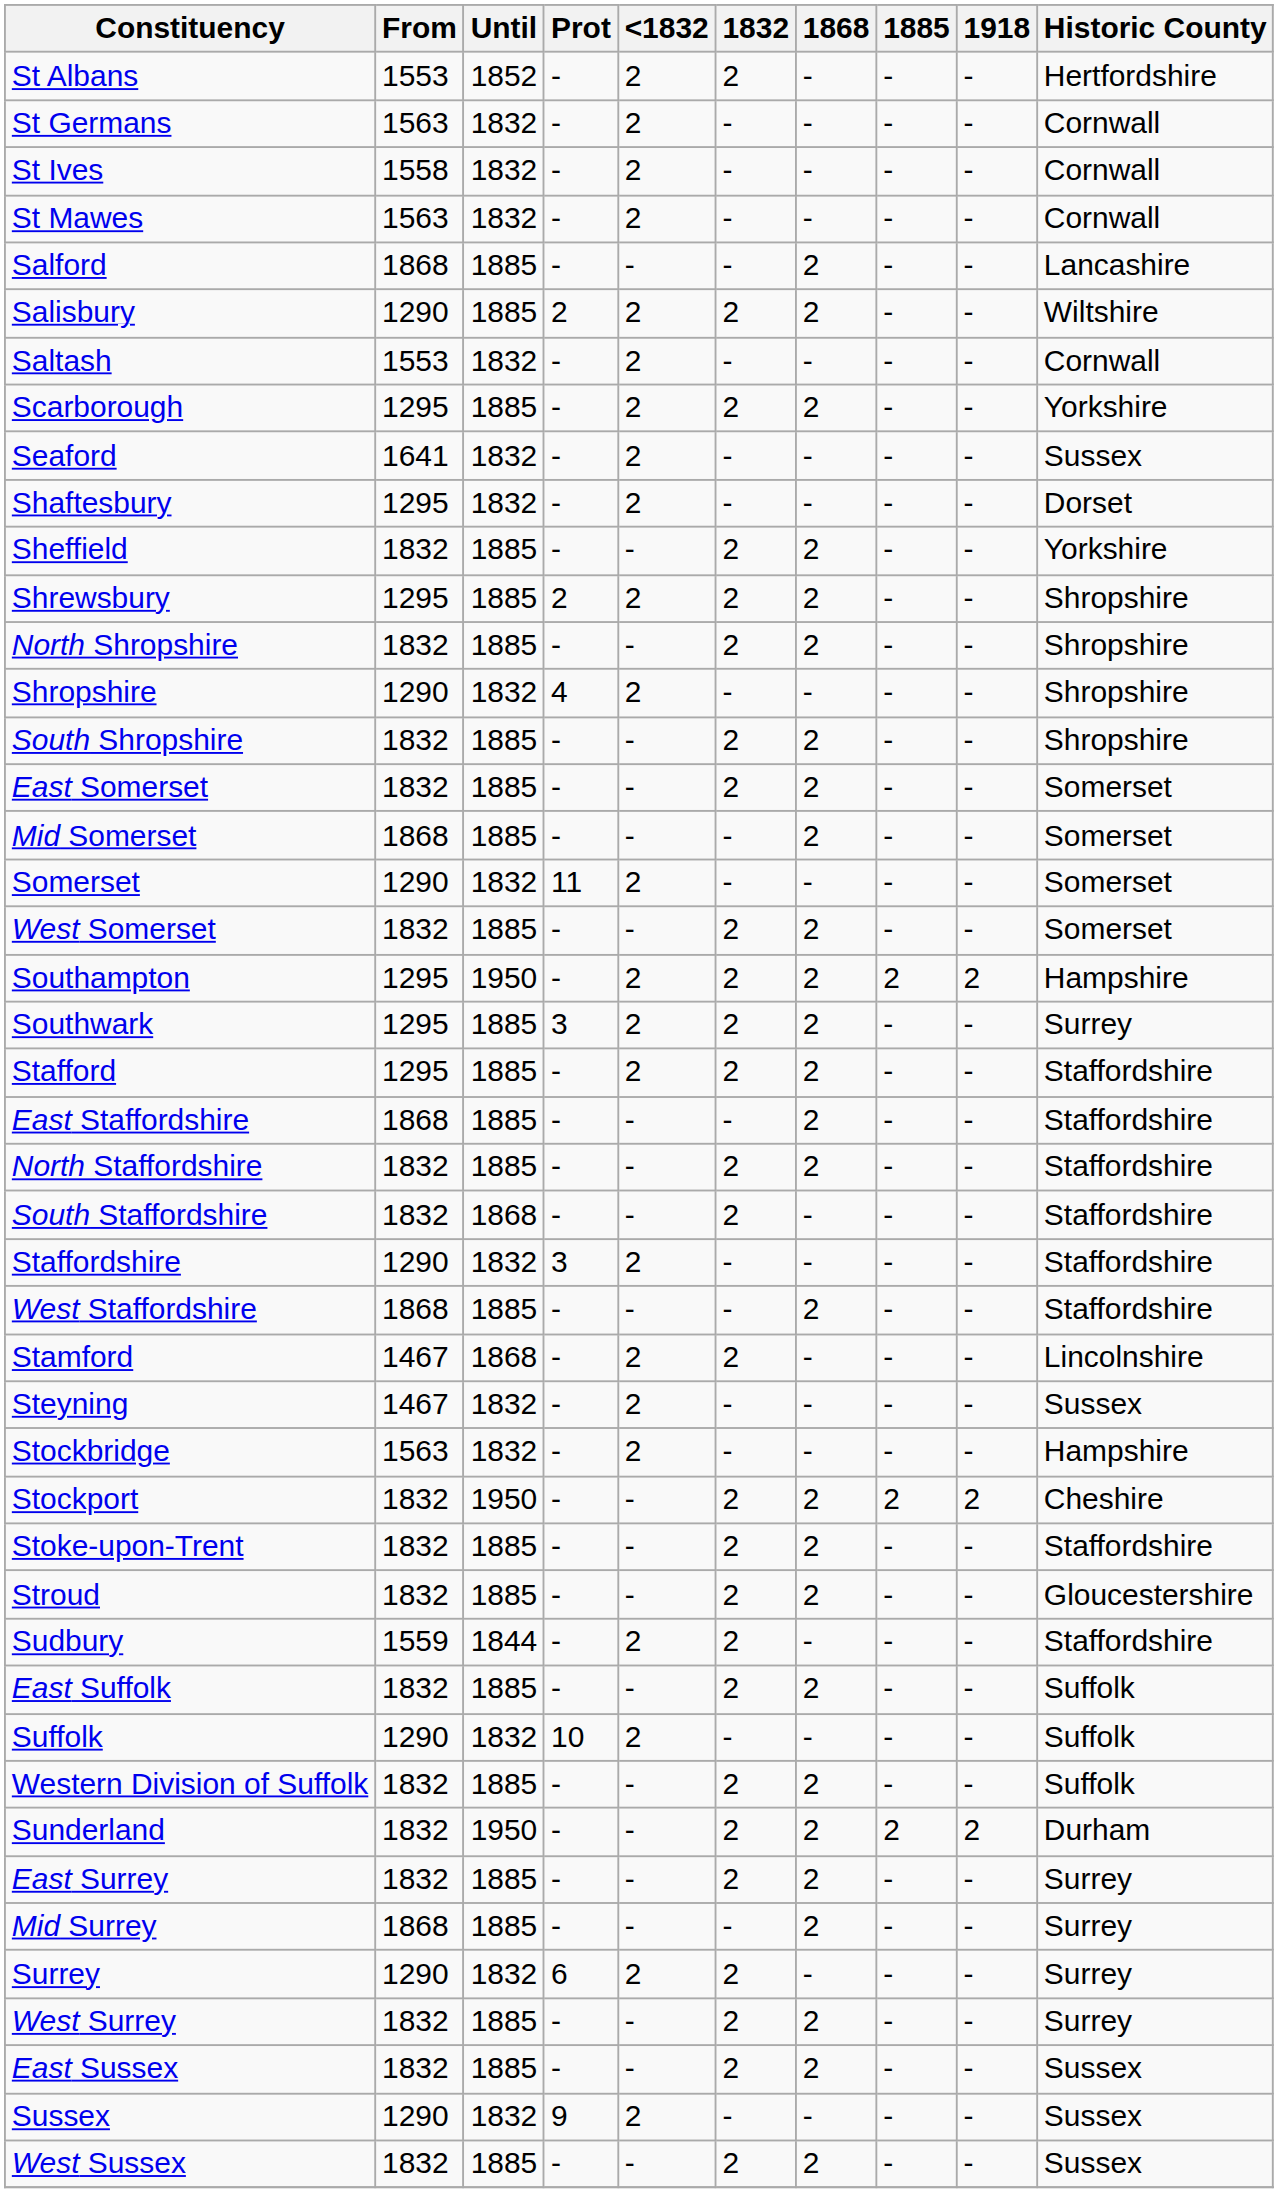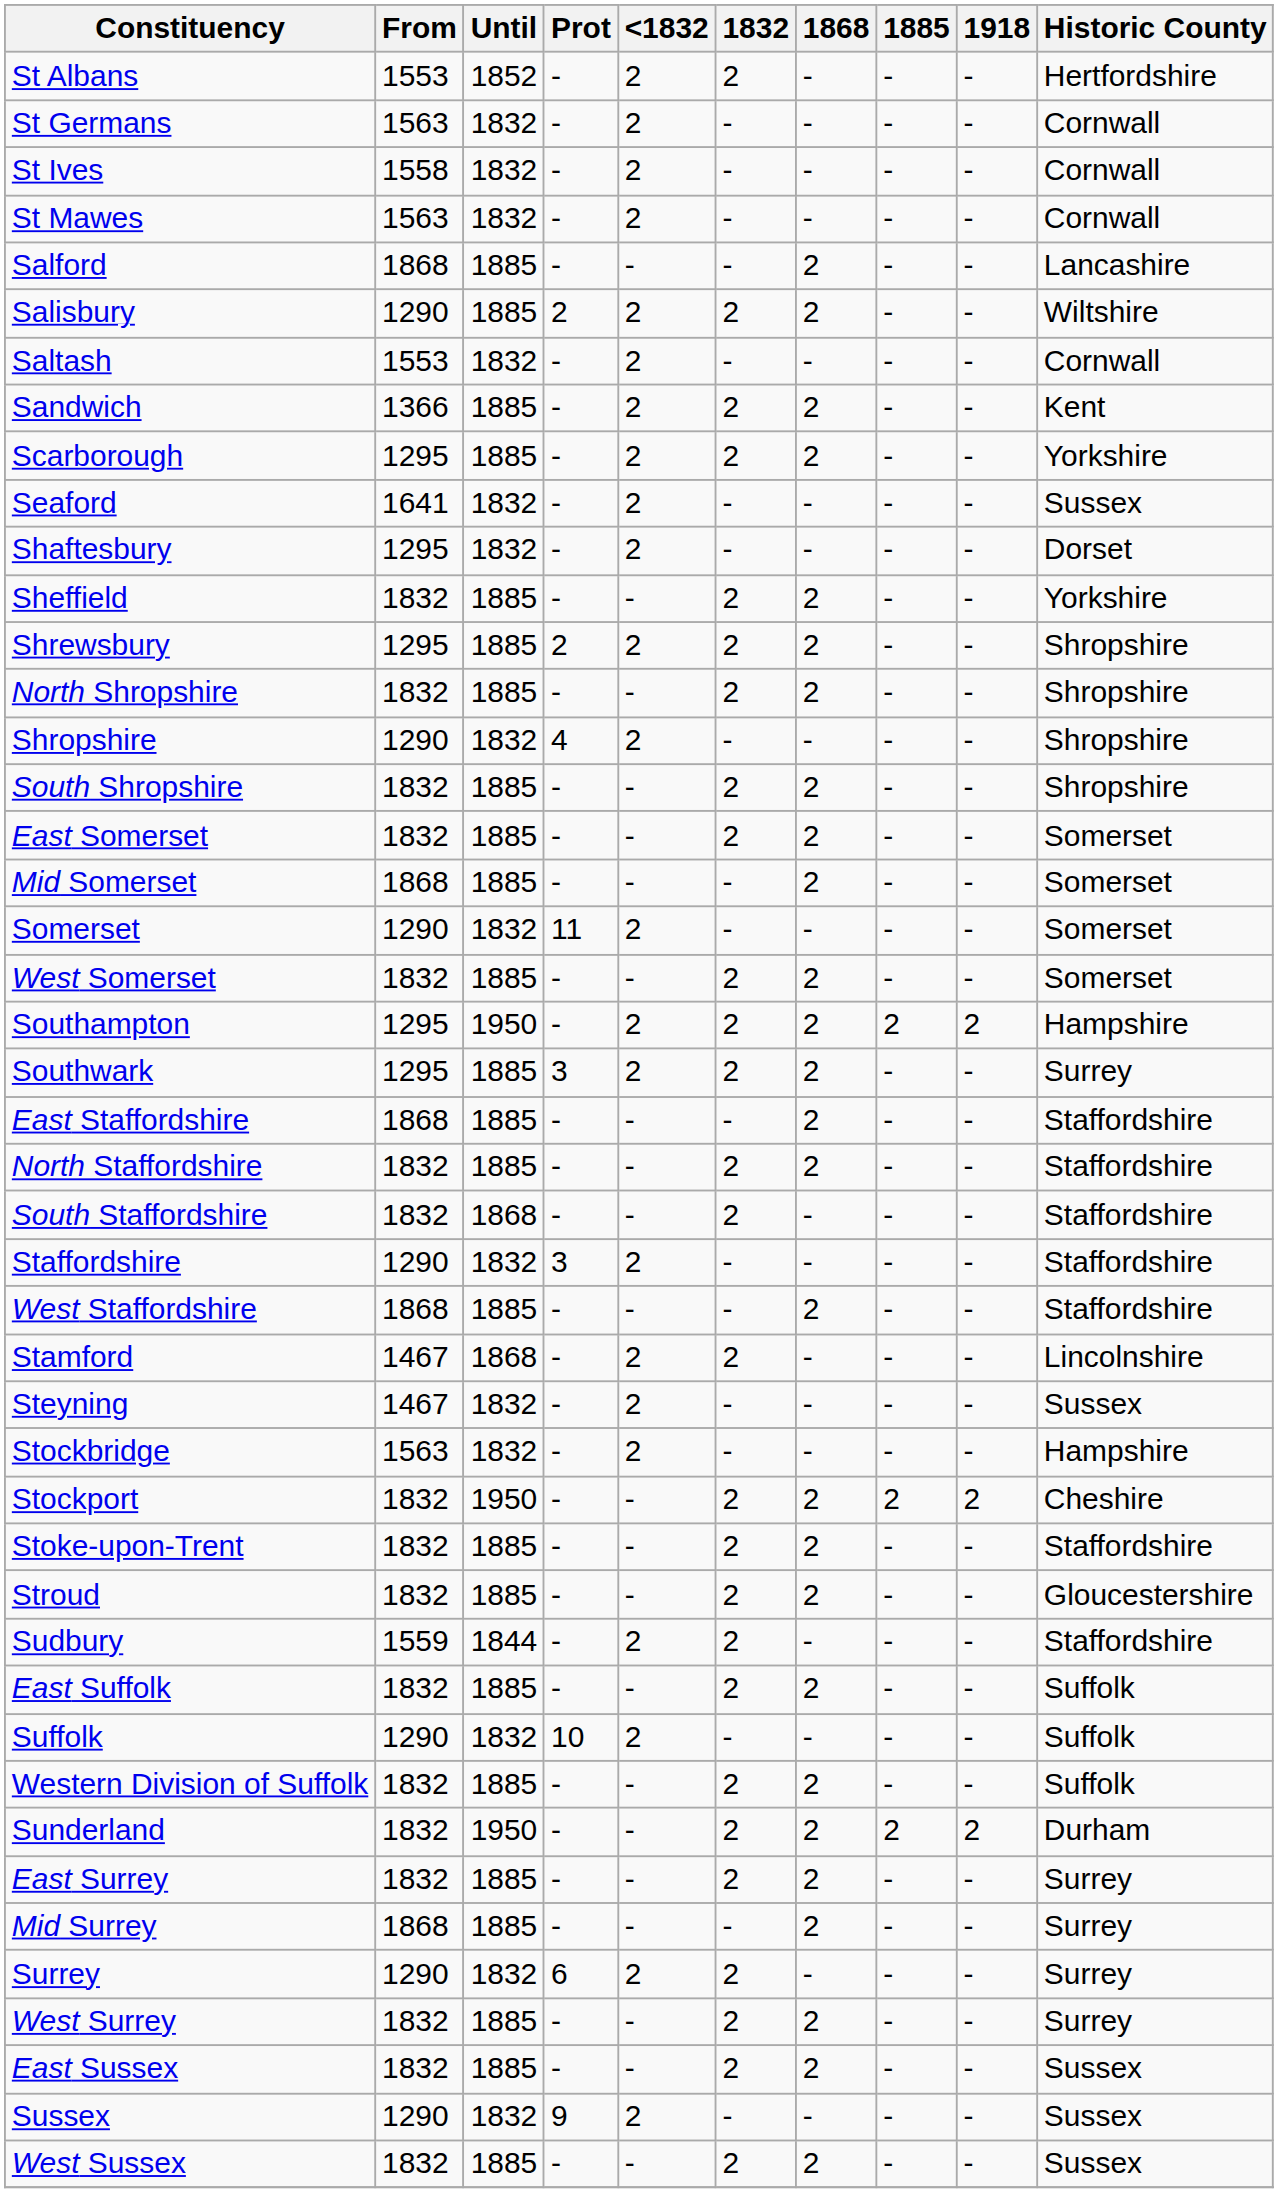+ row: (77, 407)
- row: (64, 1072)
